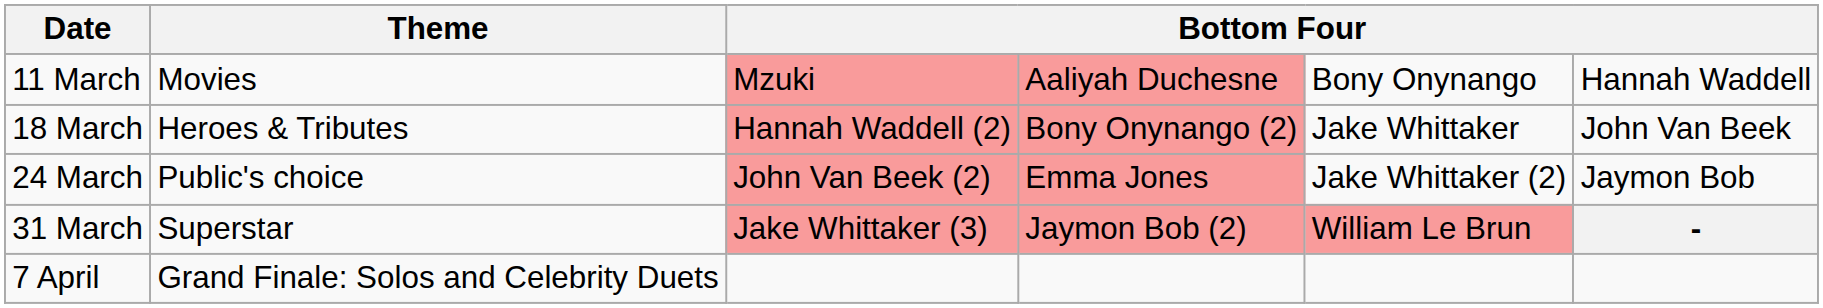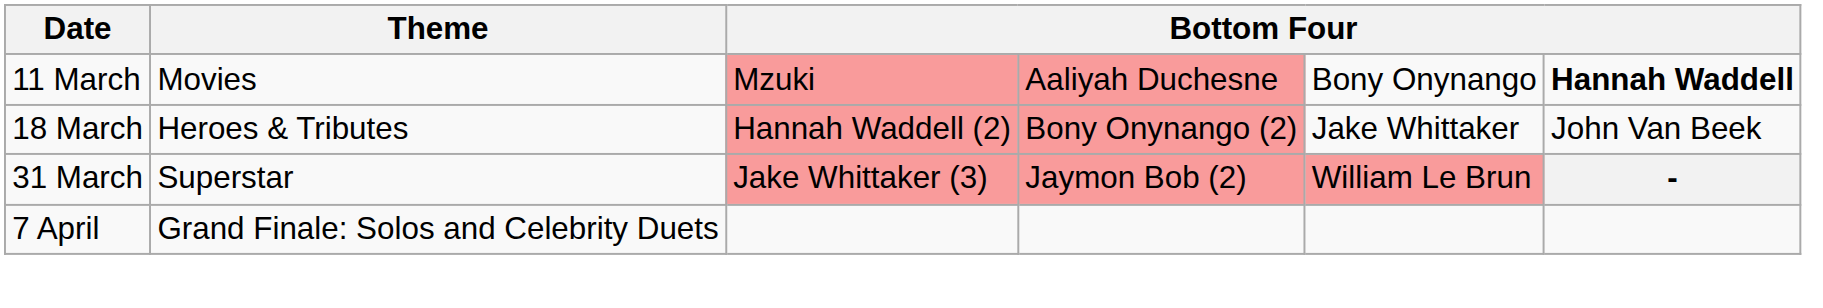(1696, 79) normal -> (1672, 79) bold
- row: (78, 178)
